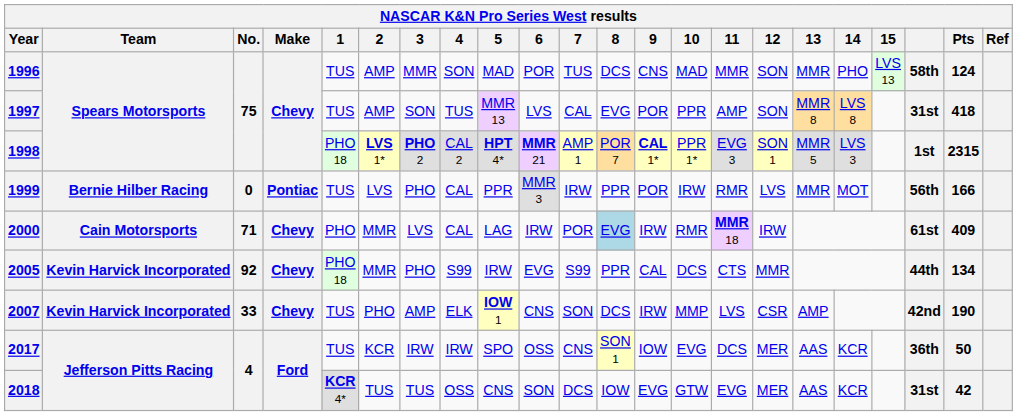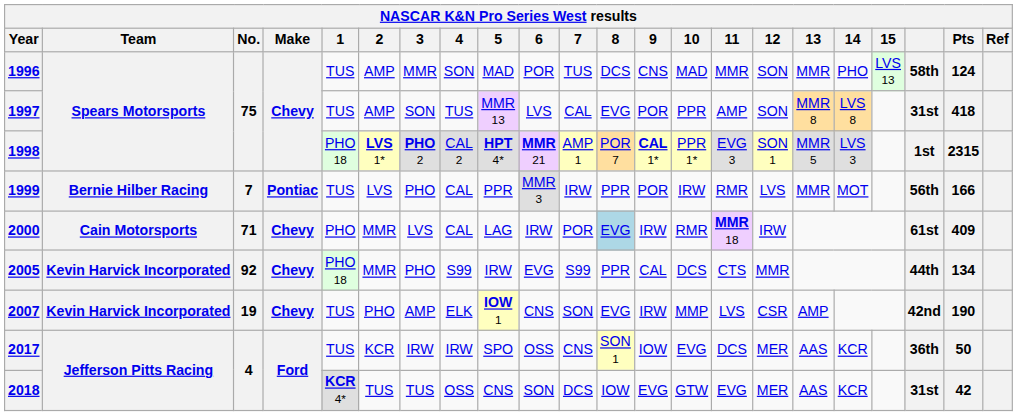(249, 191) 0 -> (249, 191) 7
(249, 310) 33 -> (249, 310) 19
(615, 310) DCS -> (615, 310) EVG
